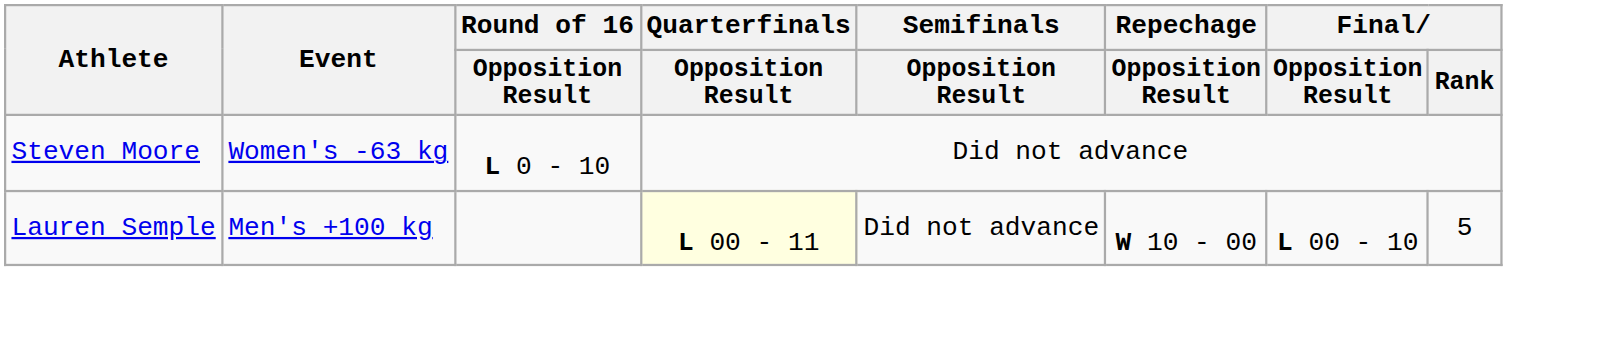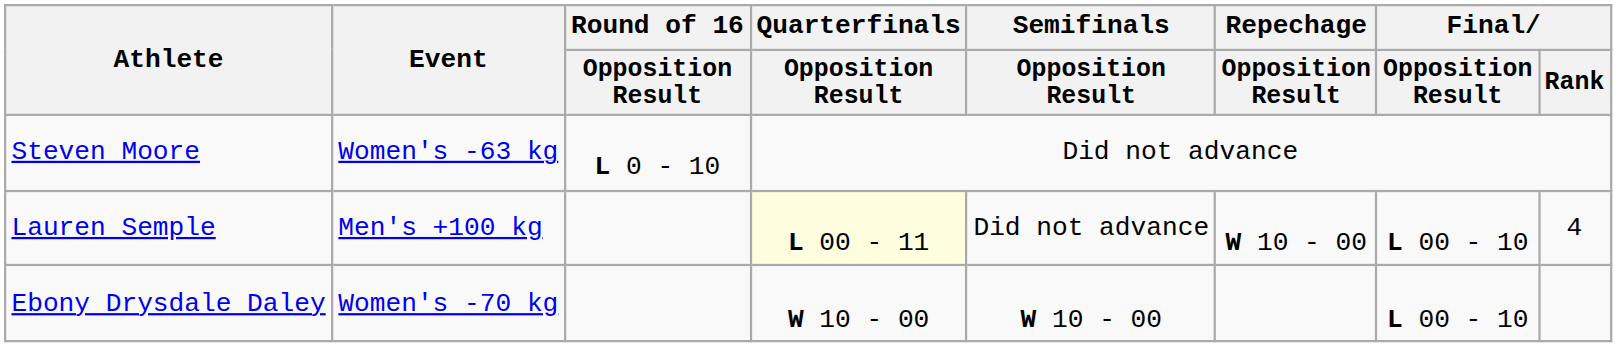(1464, 228) 5 -> (1574, 228) 4
+ row: (169, 303)
